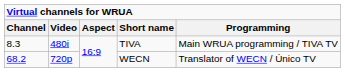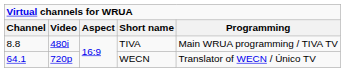(13, 43) 8.3 -> (13, 43) 8.8
(16, 59) 68.2 -> (16, 59) 64.1
